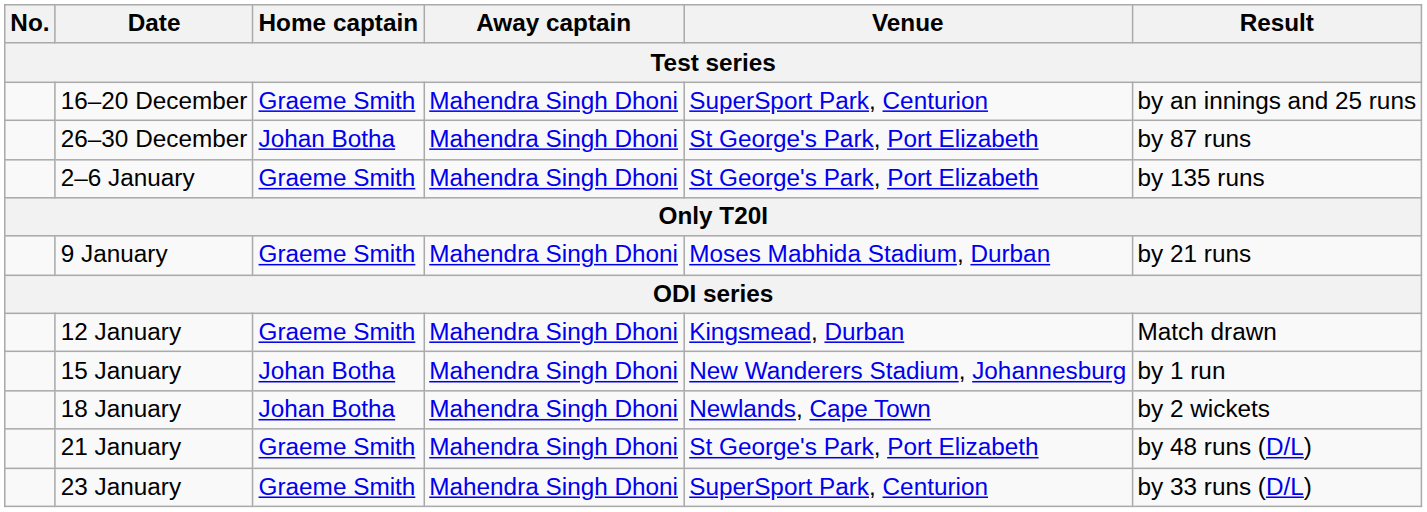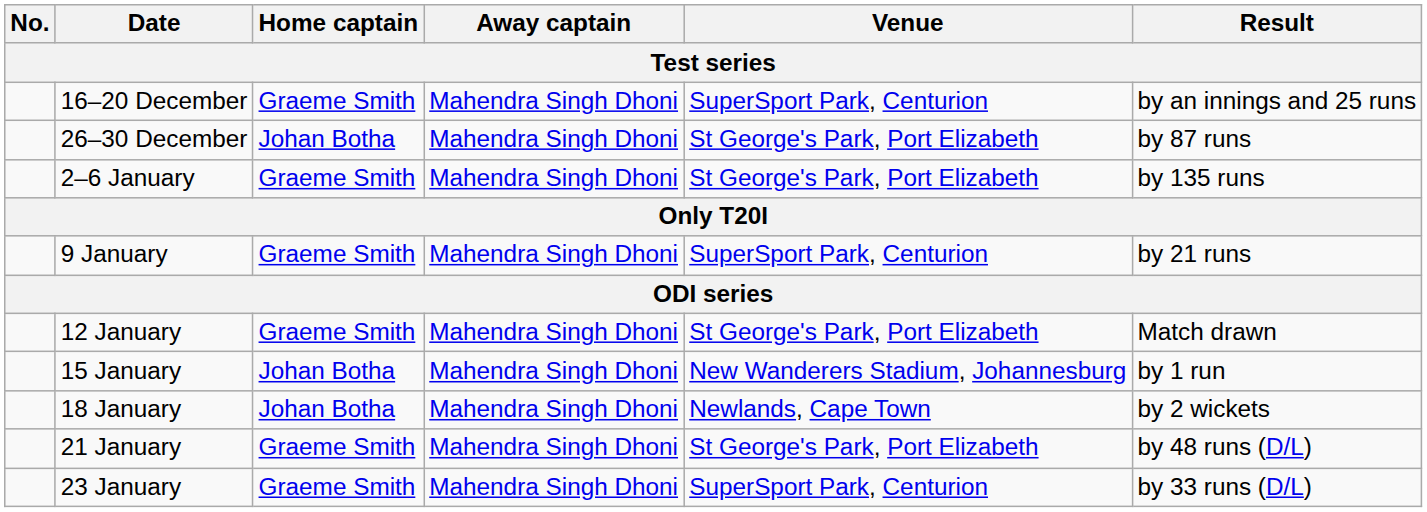(870, 255) Moses Mabhida Stadium, Durban -> (839, 255) SuperSport Park, Centurion
(797, 332) Kingsmead, Durban -> (864, 332) St George's Park, Port Elizabeth
